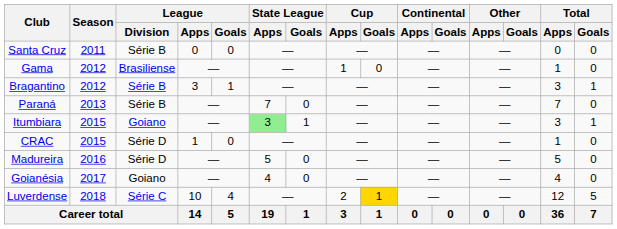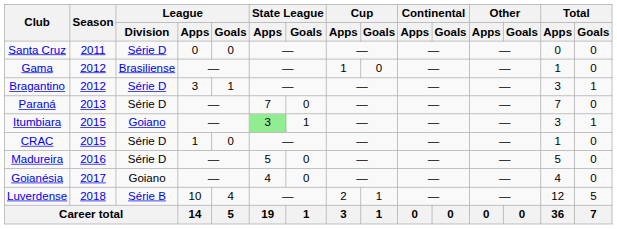(147, 50) Série B -> (147, 50) Série D
(147, 86) Série B -> (147, 86) Série D
(147, 104) Série B -> (147, 104) Série D
(147, 196) Série C -> (147, 196) Série B
(379, 196) gold background -> (379, 196) no background
